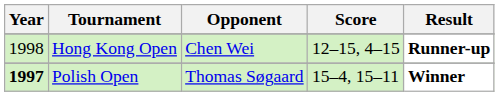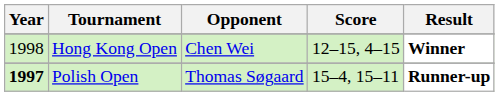(449, 48) Runner-up -> (437, 48) Winner
(437, 77) Winner -> (449, 77) Runner-up
